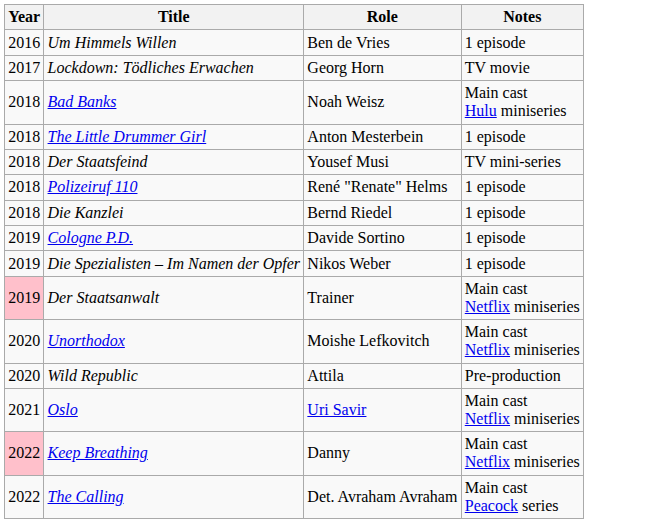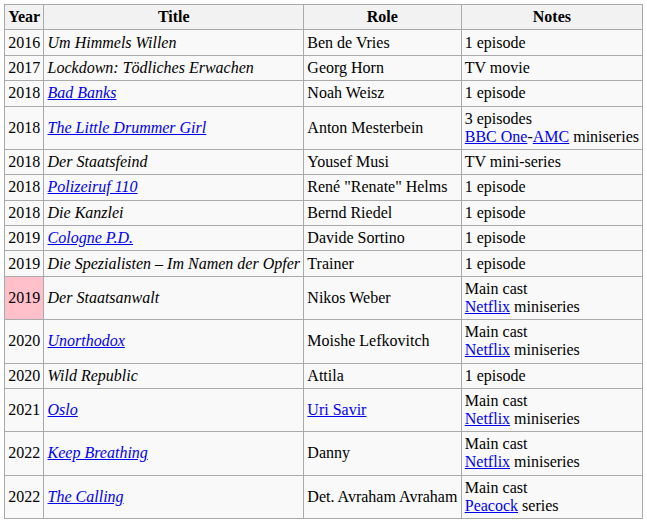(516, 102) Main cast Hulu miniseries -> (495, 93) 1 episode
(495, 136) 1 episode -> (552, 127) 3 episodes BBC One-AMC miniseries
(349, 263) Nikos Weber -> (331, 263) Trainer
(331, 297) Trainer -> (349, 297) Nikos Weber
(513, 375) Pre-production -> (495, 375) 1 episode
(24, 453) pink background -> (24, 453) no background
